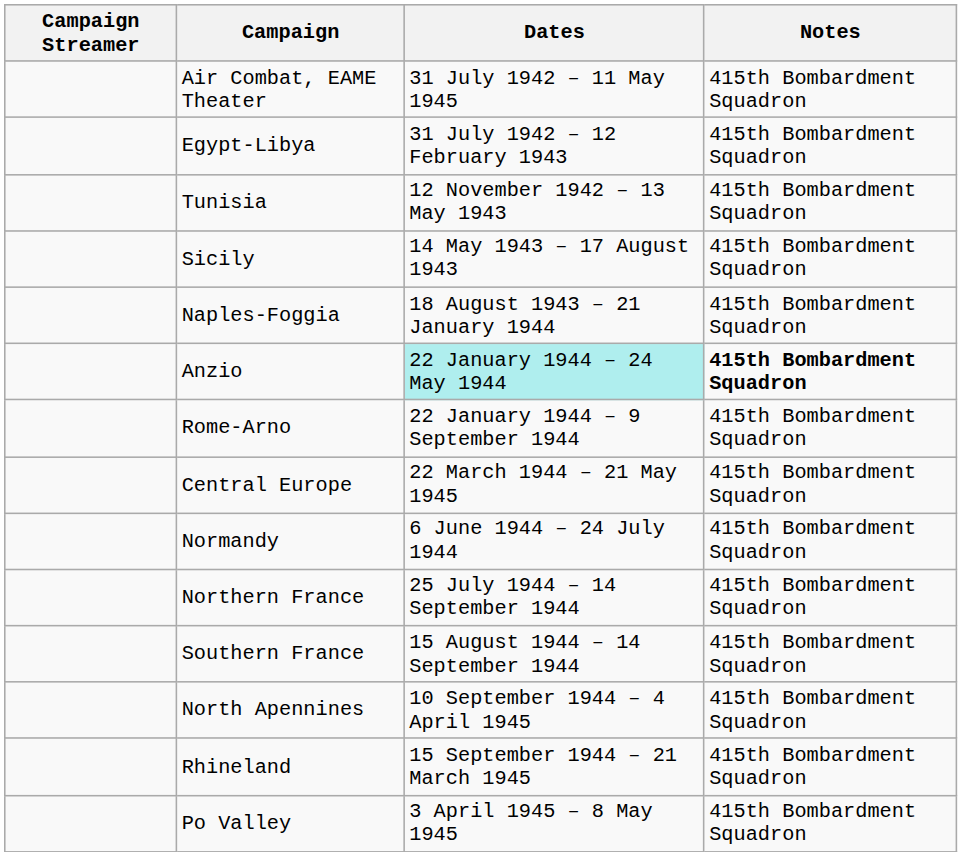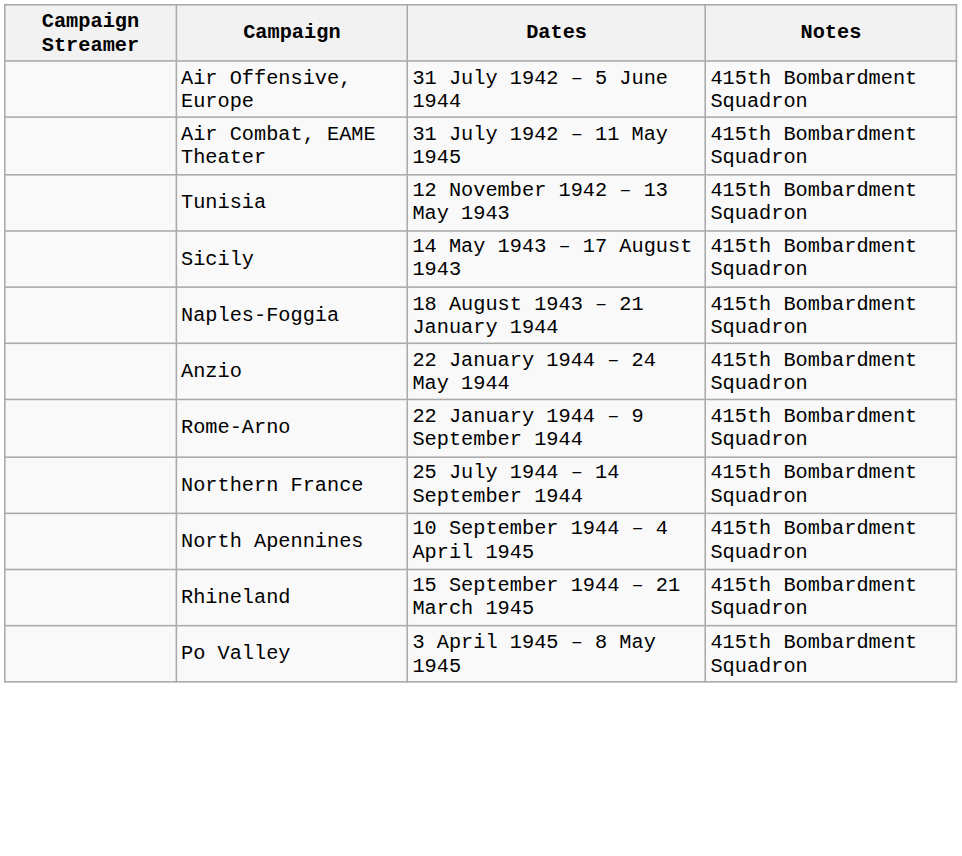+ row: (266, 89)
- row: (249, 146)
(531, 372) paleturquoise background -> (534, 372) no background
(813, 372) bold -> (814, 372) normal
- row: (267, 485)
- row: (230, 541)
- row: (273, 654)
